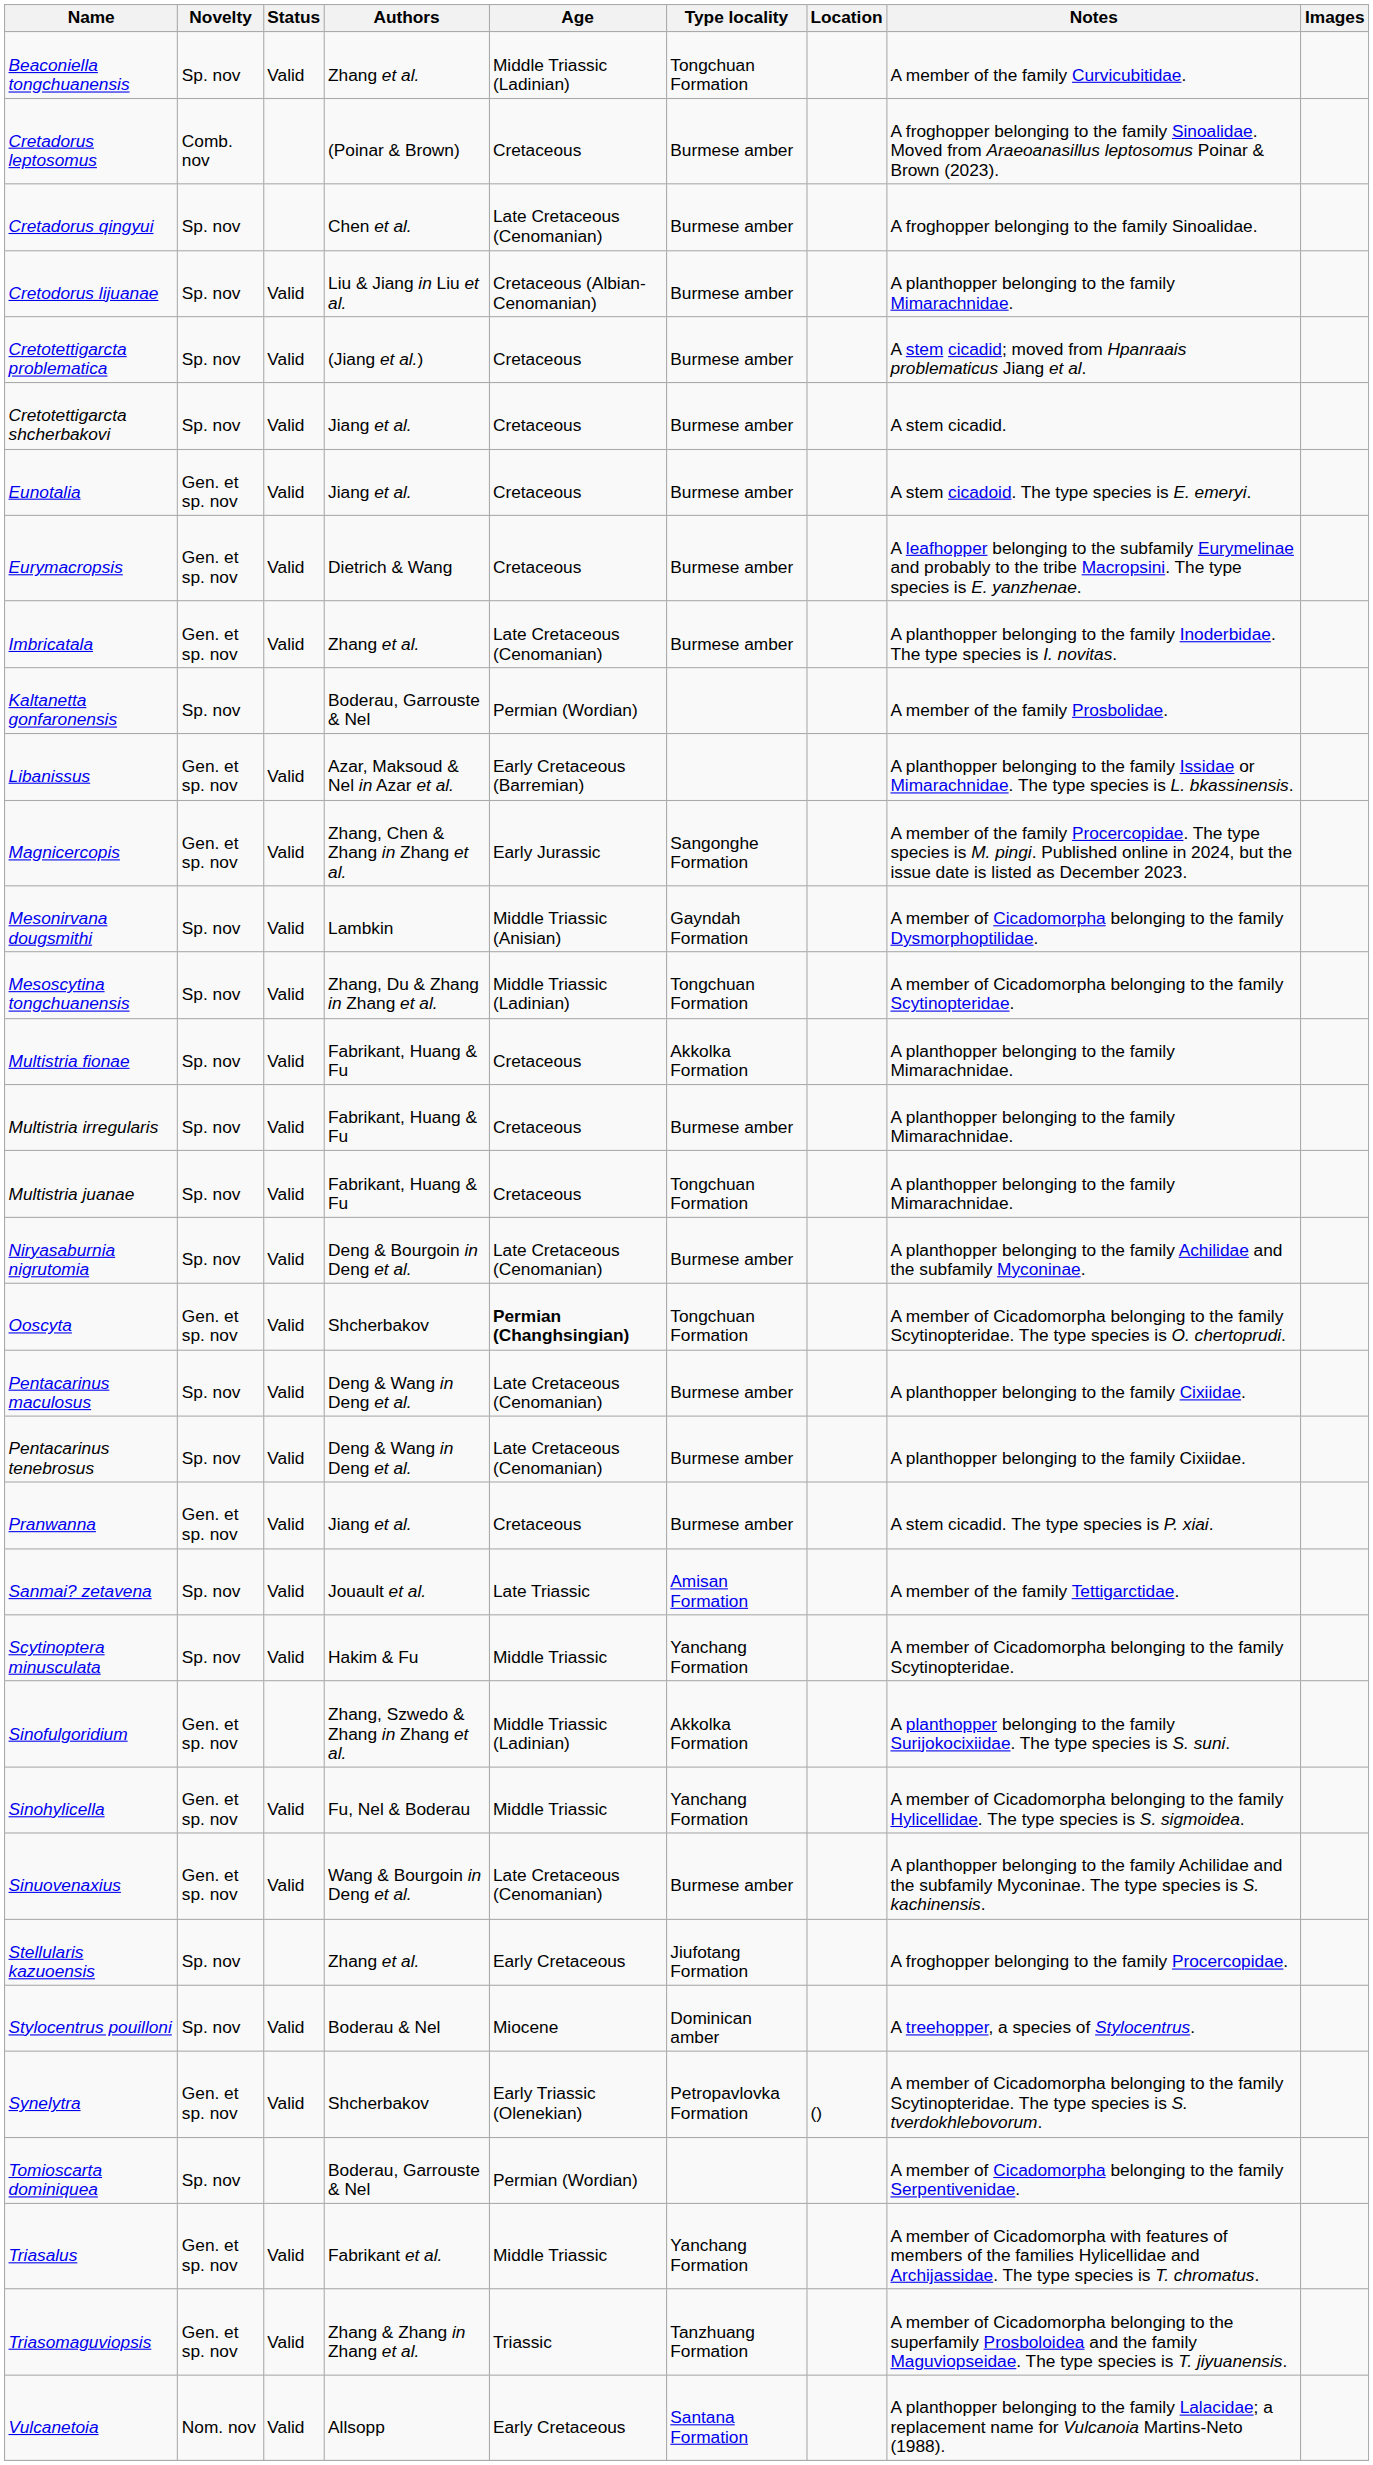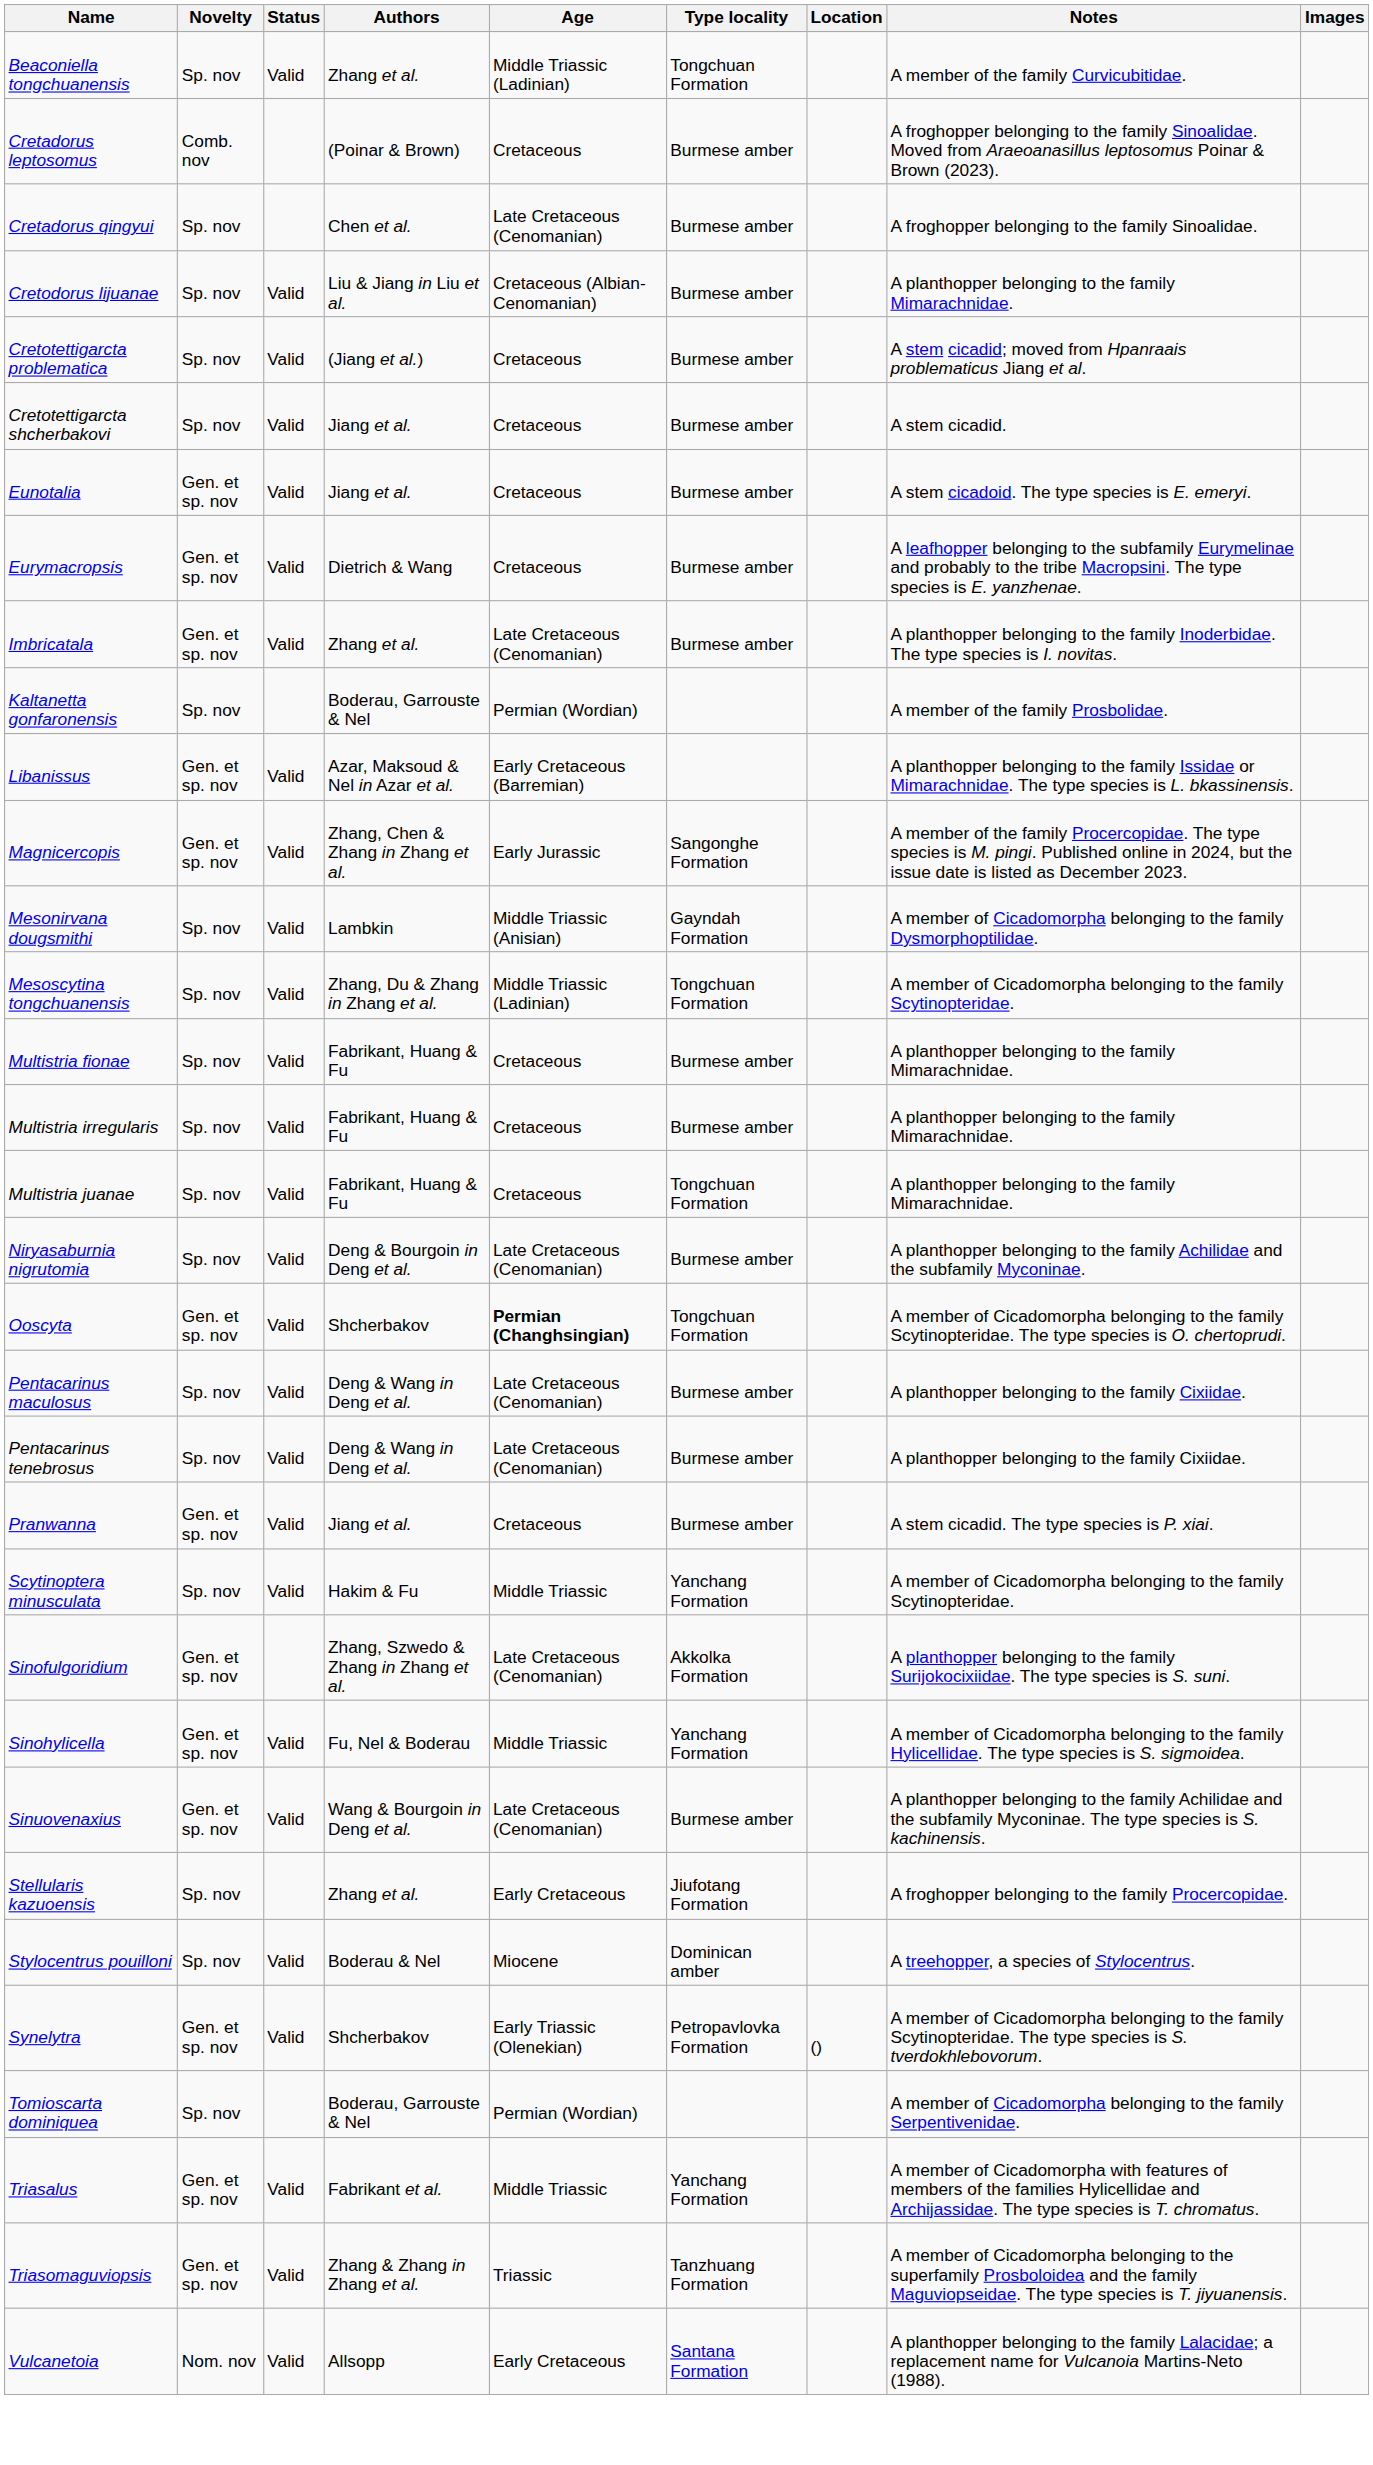(709, 1061) Akkolka Formation -> (732, 1061) Burmese amber
- row: (80, 1591)
(550, 1733) Middle Triassic (Ladinian) -> (556, 1667) Late Cretaceous (Cenomanian)
